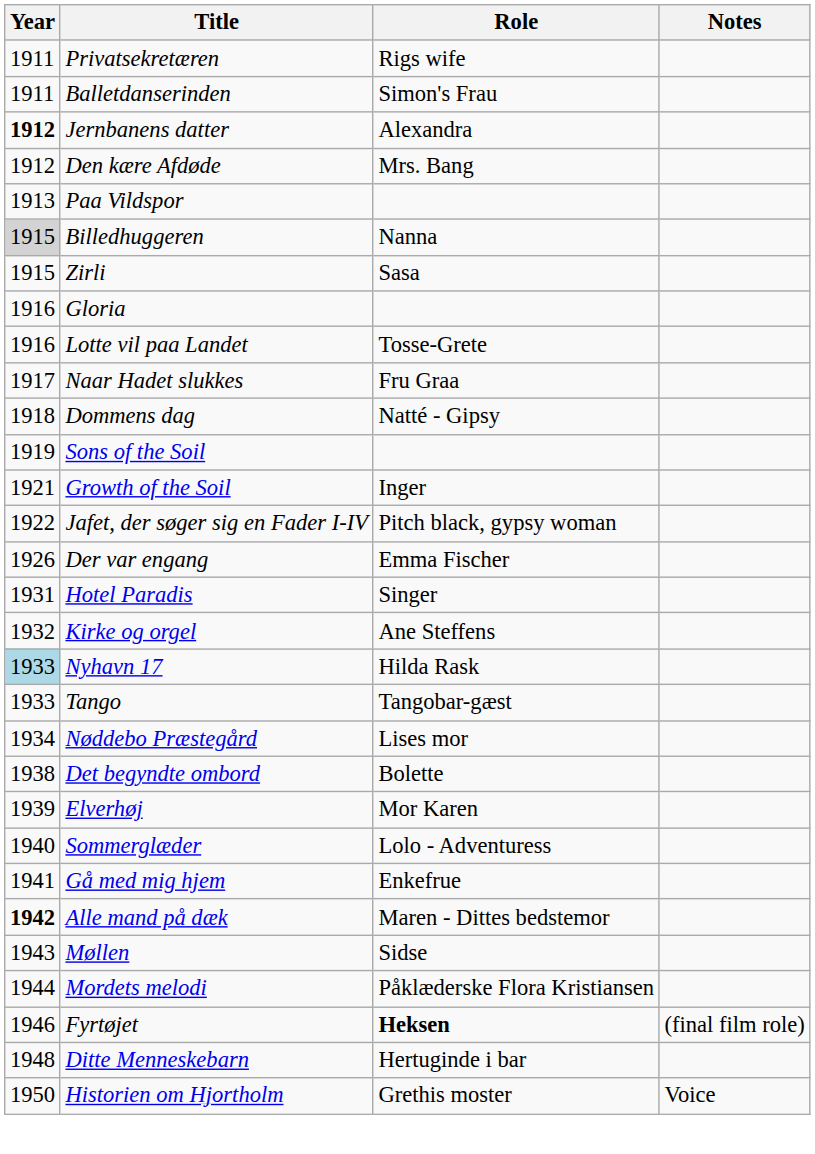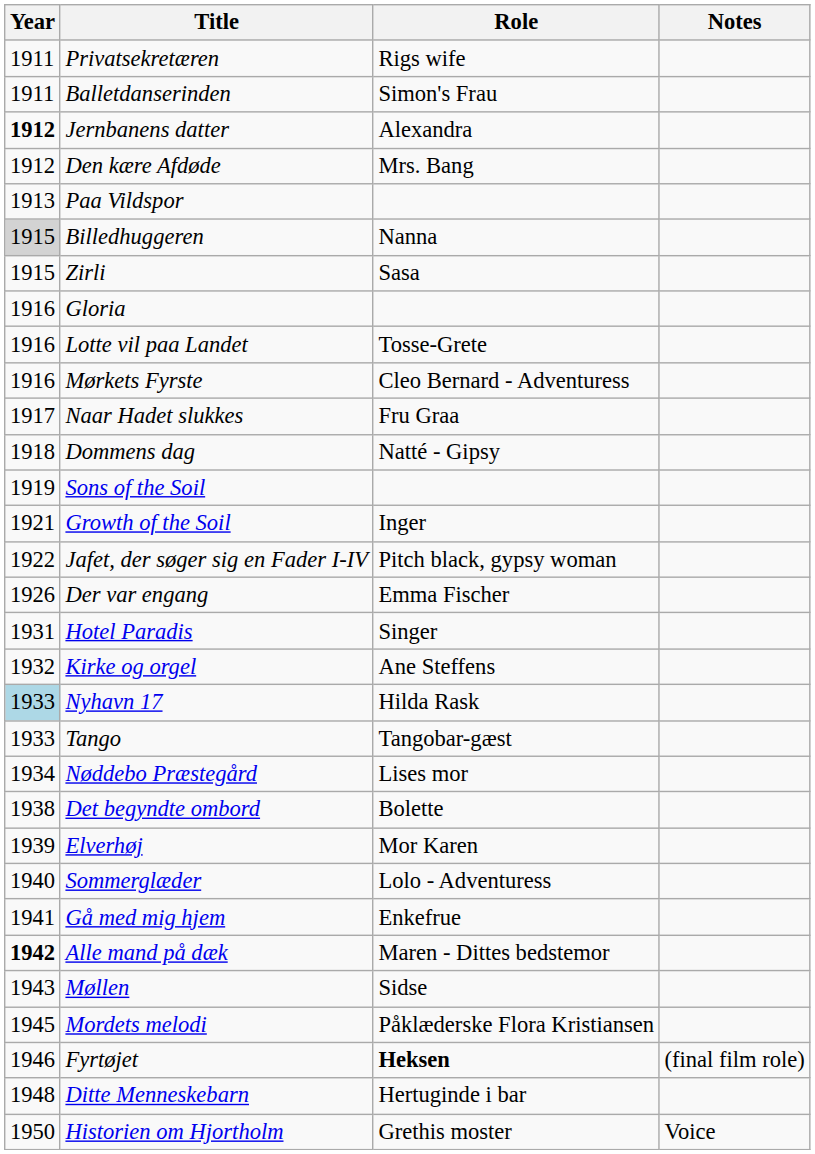+ row: (134, 380)
(32, 988) 1944 -> (32, 1024) 1945
